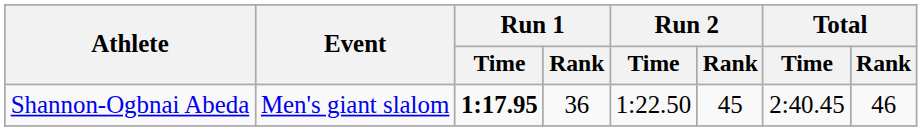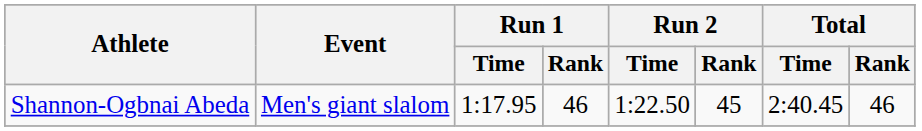(499, 105) bold -> (499, 105) normal
(577, 105) 36 -> (575, 105) 46
